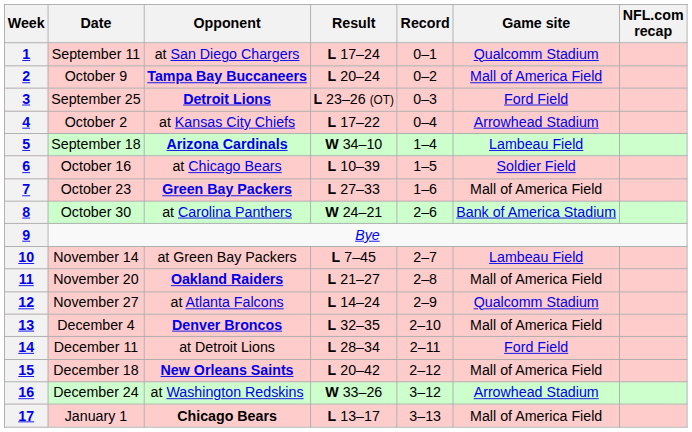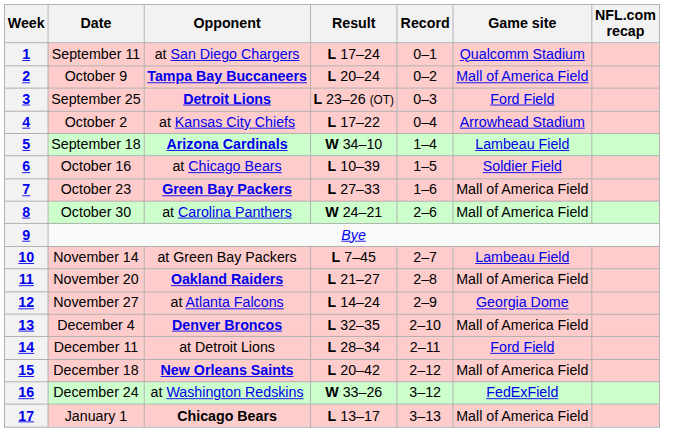(536, 212) Bank of America Stadium -> (522, 212) Mall of America Field
(536, 302) Qualcomm Stadium -> (522, 302) Georgia Dome
(536, 393) Arrowhead Stadium -> (522, 393) FedExField
